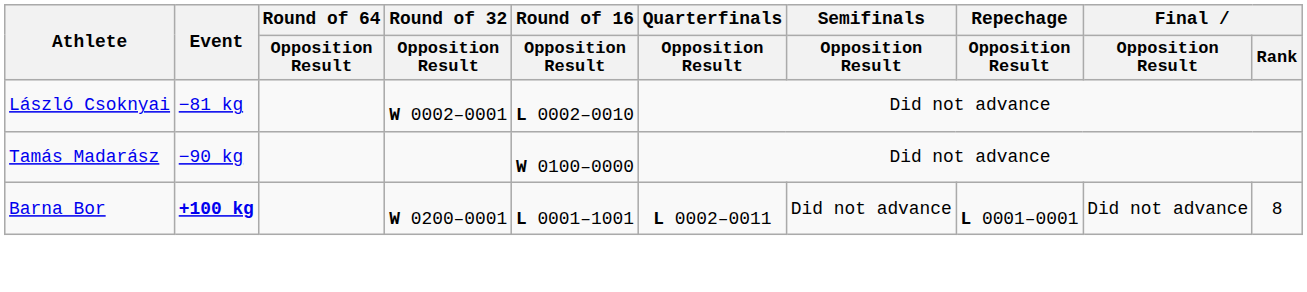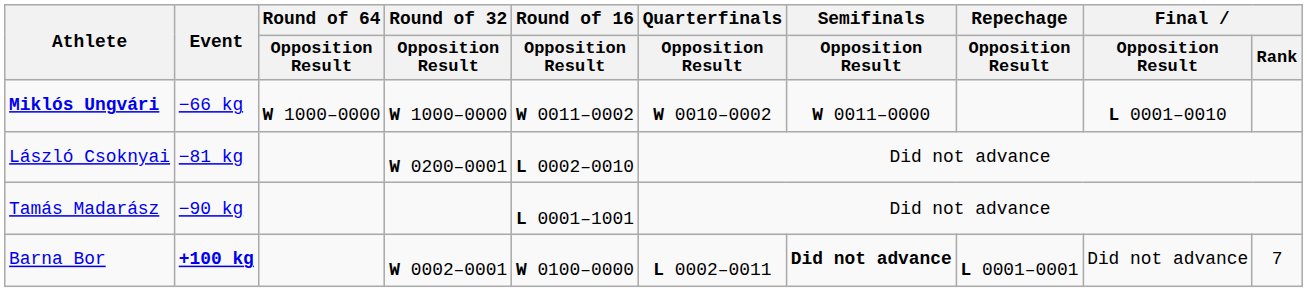+ row: (84, 105)
(448, 116) W 0002–0001 -> (448, 168) W 0200–0001
(575, 168) W 0100–0000 -> (575, 219) L 0001–1001
(448, 219) W 0200–0001 -> (448, 271) W 0002–0001
(575, 219) L 0001–1001 -> (575, 271) W 0100–0000
(871, 208) normal -> (871, 260) bold
(1277, 208) 8 -> (1277, 260) 7
